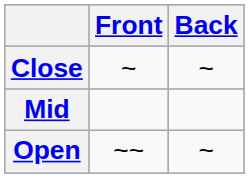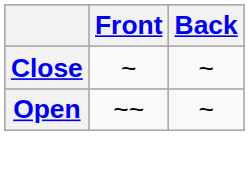- row: (47, 109)
